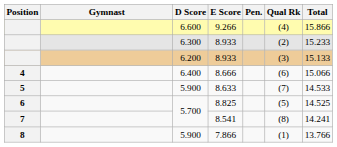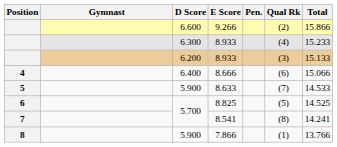(284, 27) (4) -> (284, 27) (2)
(284, 42) (2) -> (284, 42) (4)
